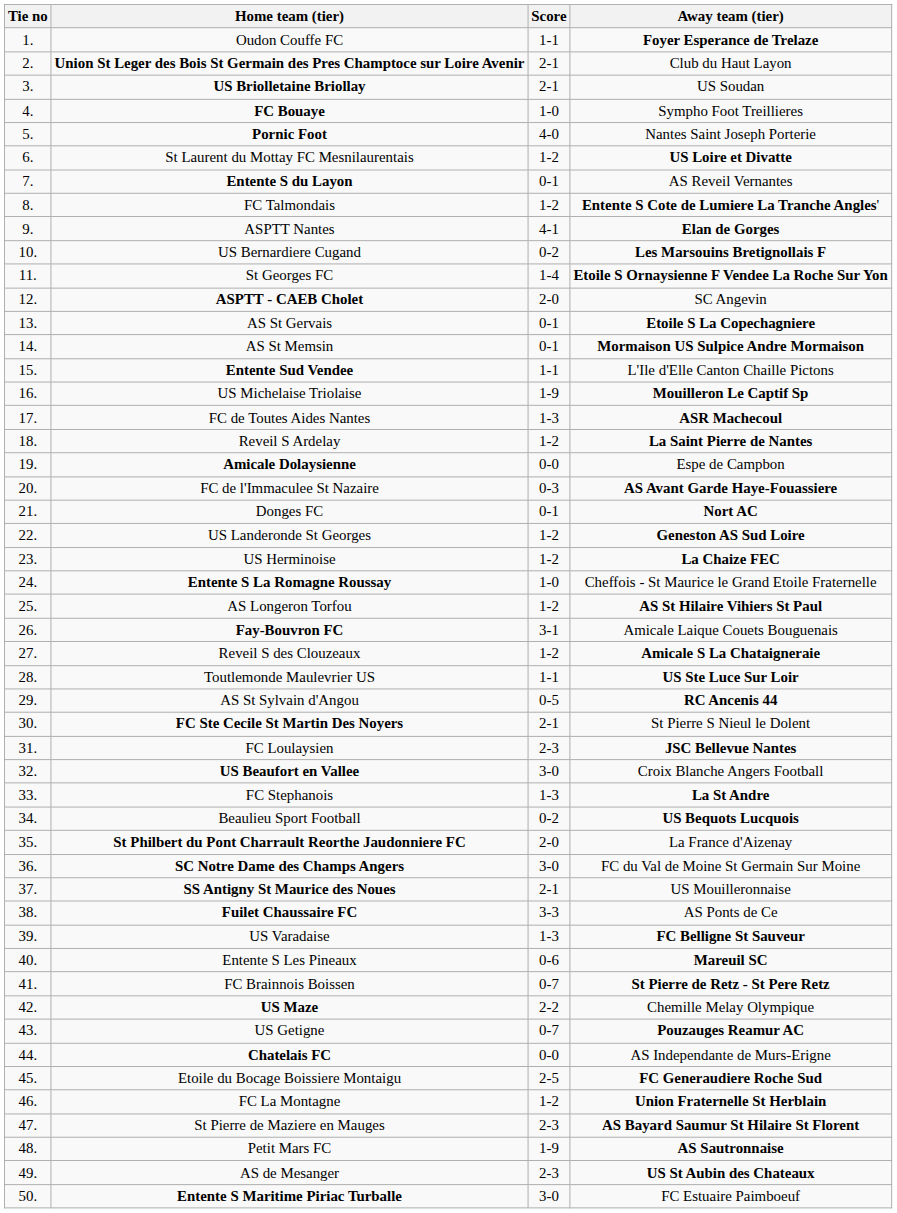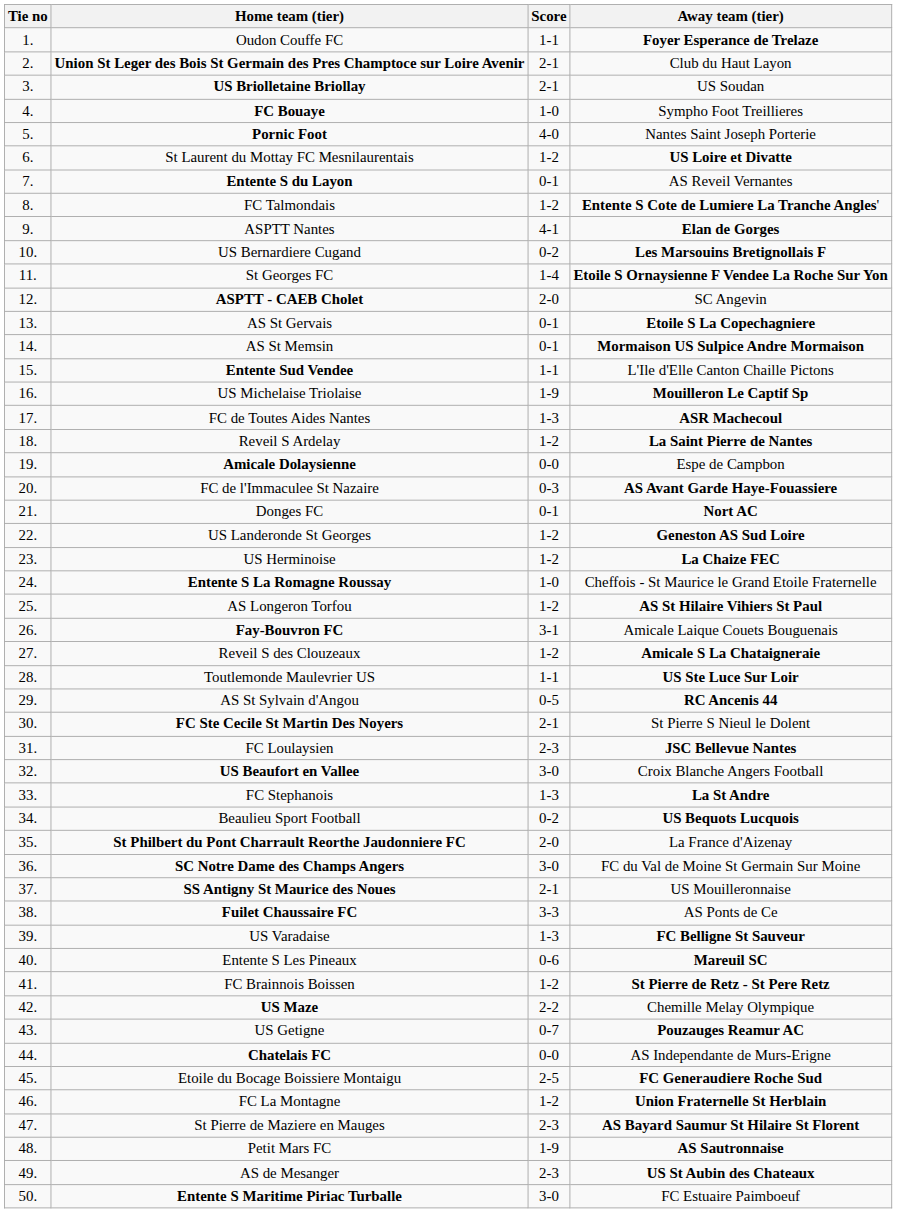(549, 983) 0-7 -> (549, 983) 1-2
